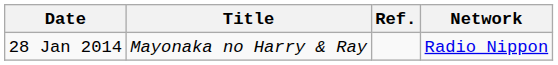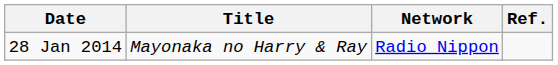columns swapped: (486, 19) <-> (396, 19)
